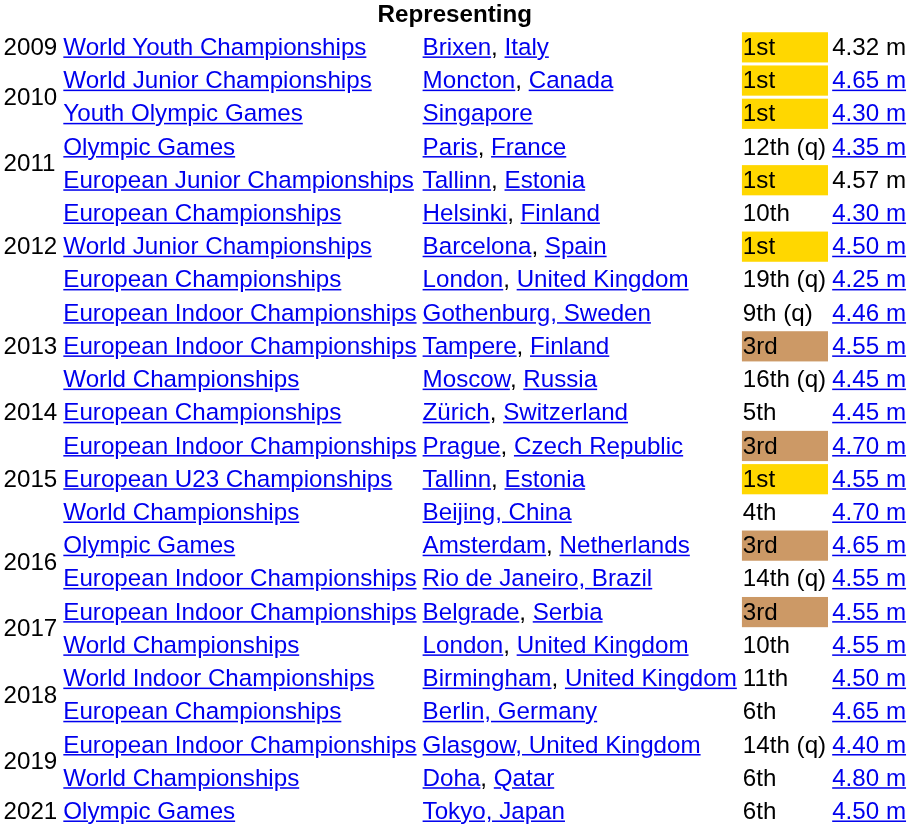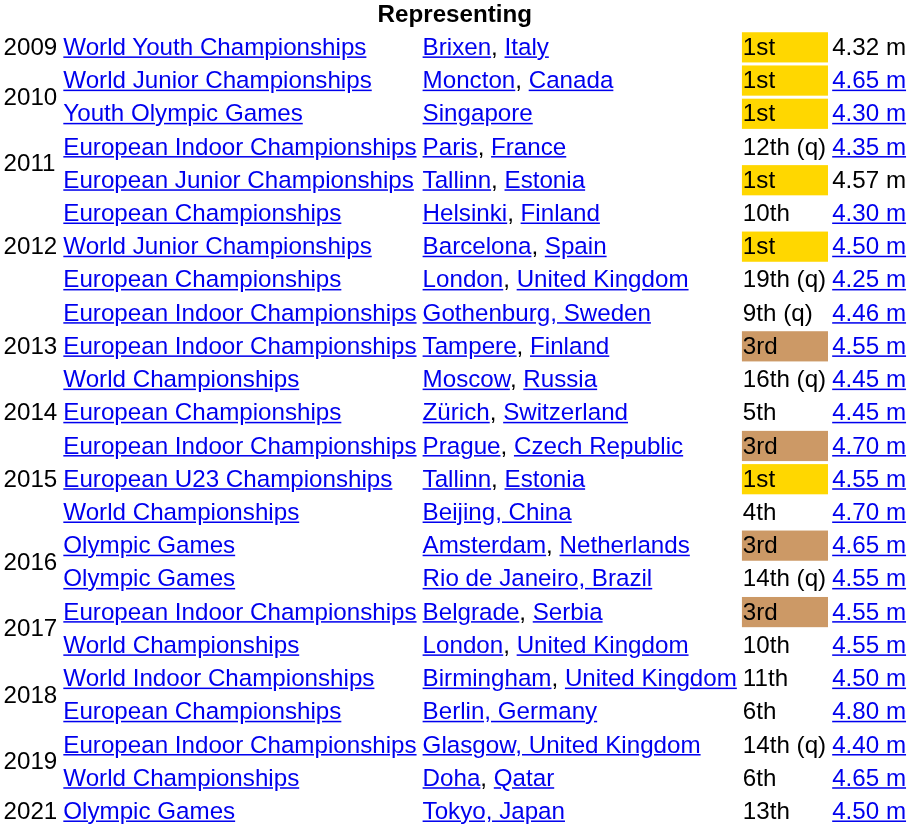(149, 146) Olympic Games -> (240, 146) European Indoor Championships
(240, 578) European Indoor Championships -> (149, 578) Olympic Games
(869, 711) 4.65 m -> (869, 711) 4.80 m
(869, 777) 4.80 m -> (869, 777) 4.65 m
(760, 811) 6th -> (766, 811) 13th
